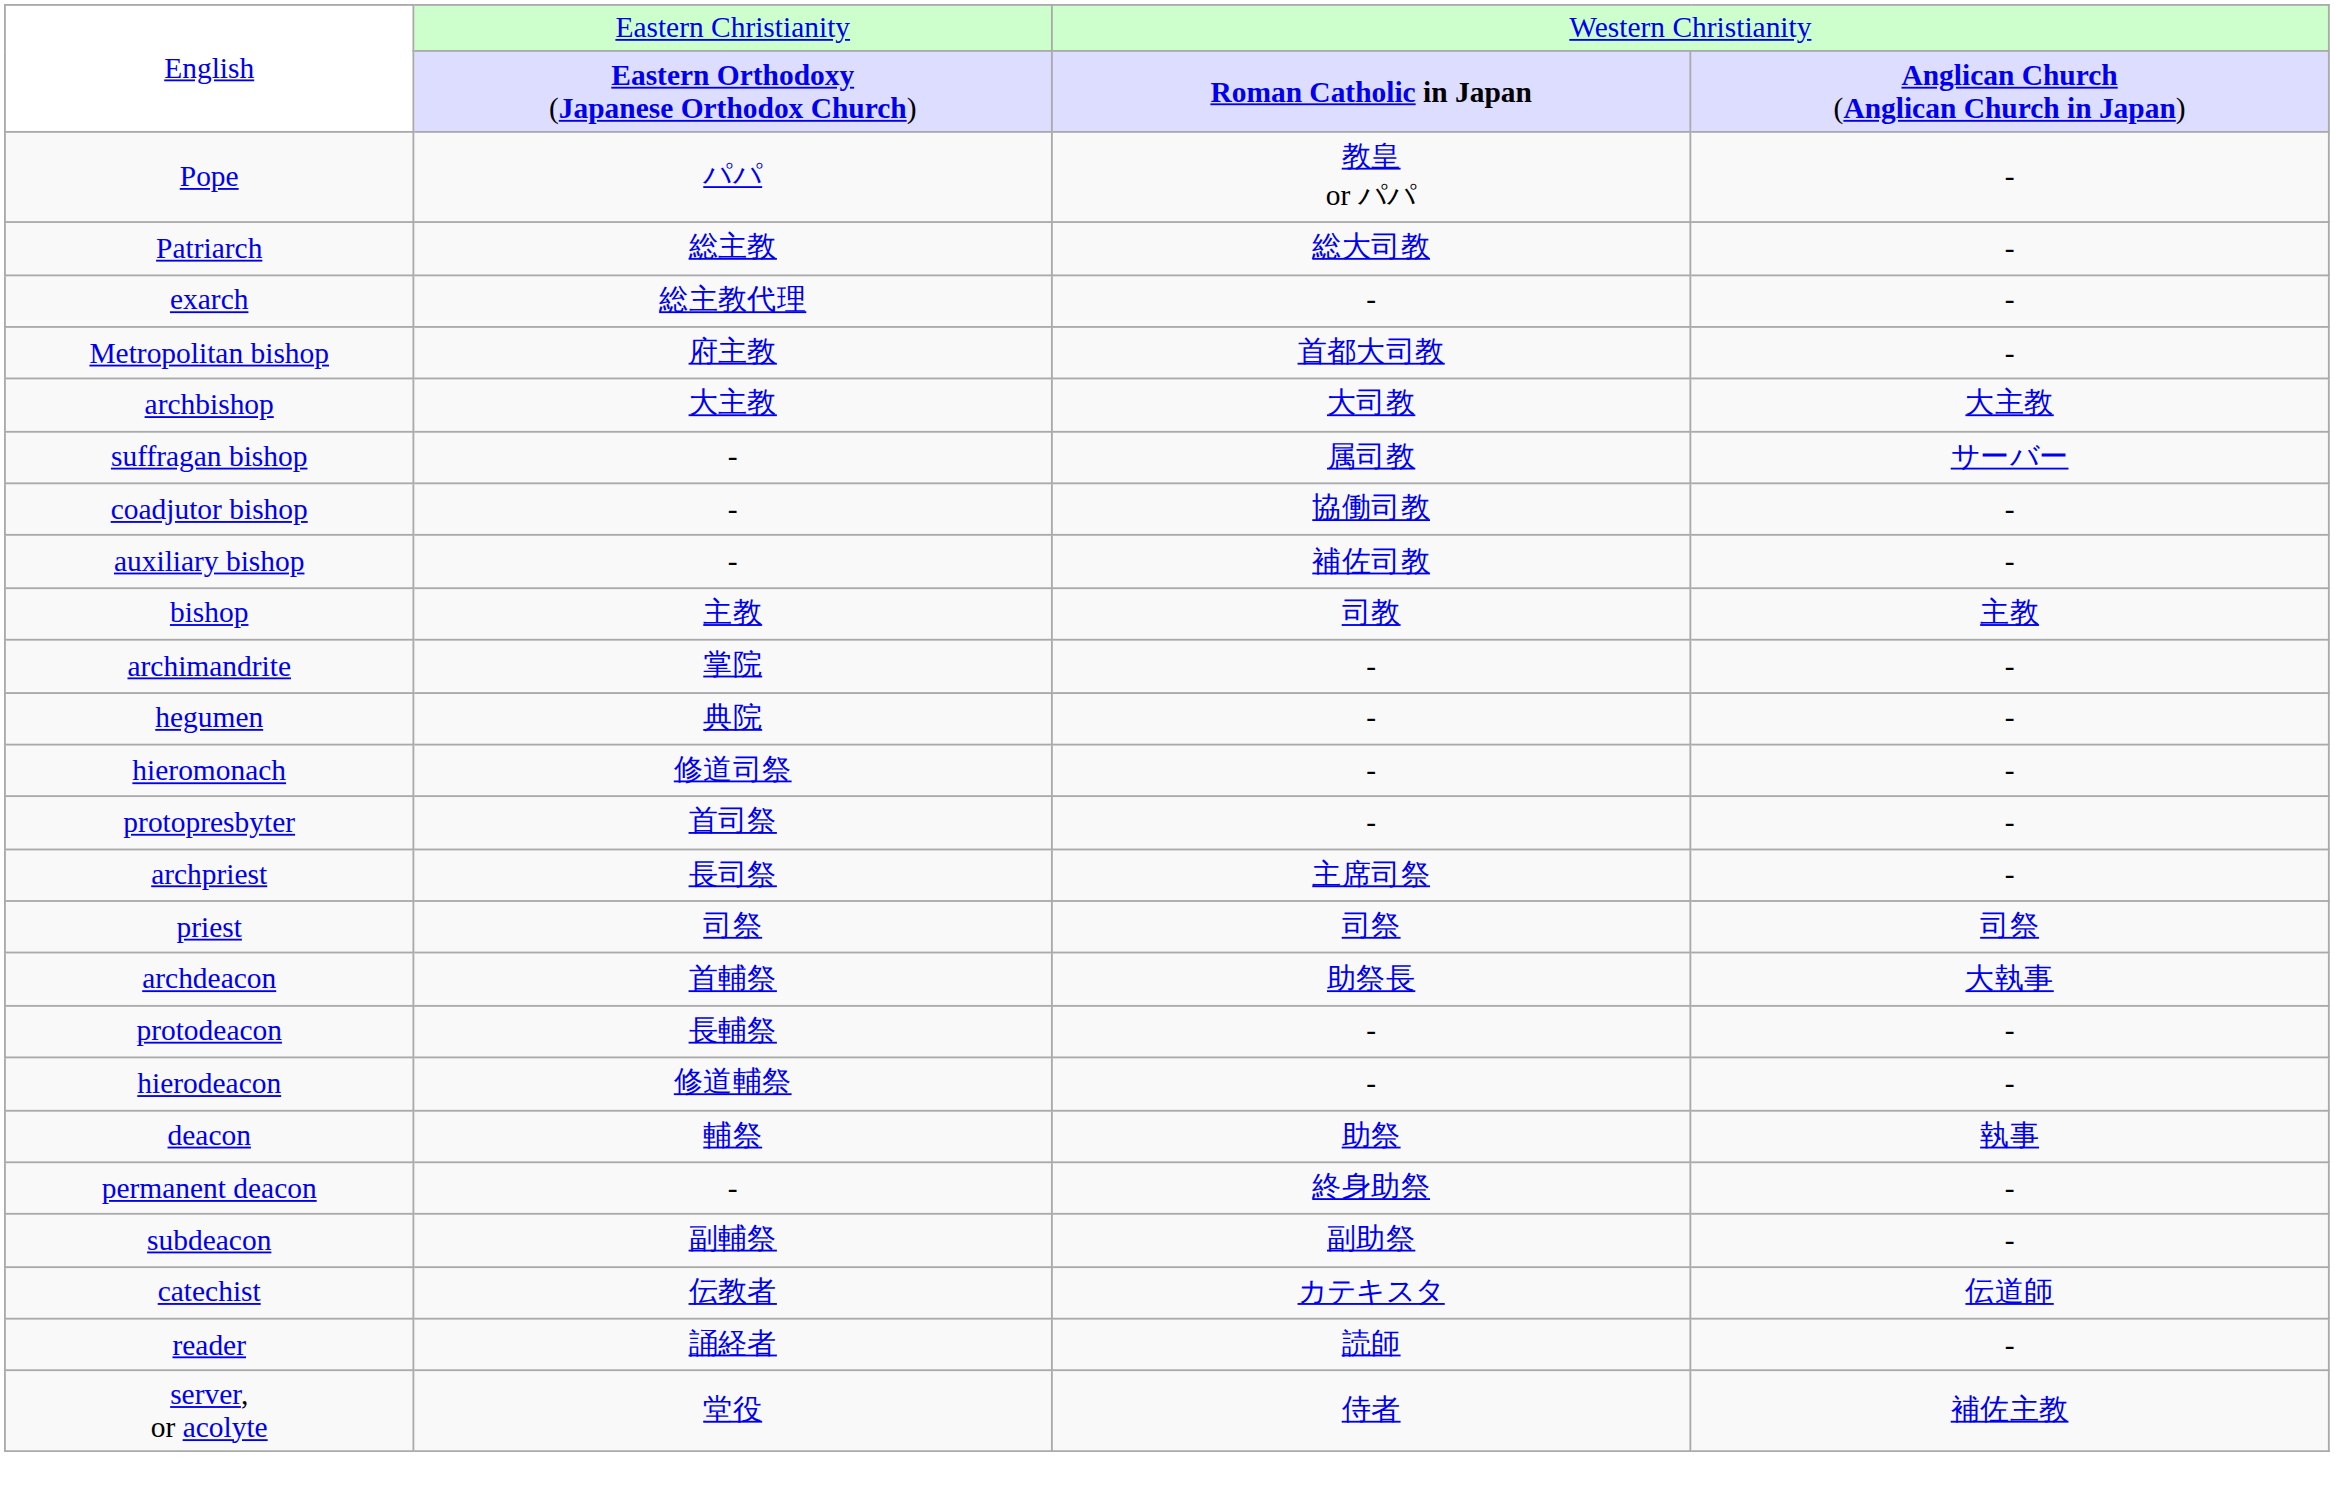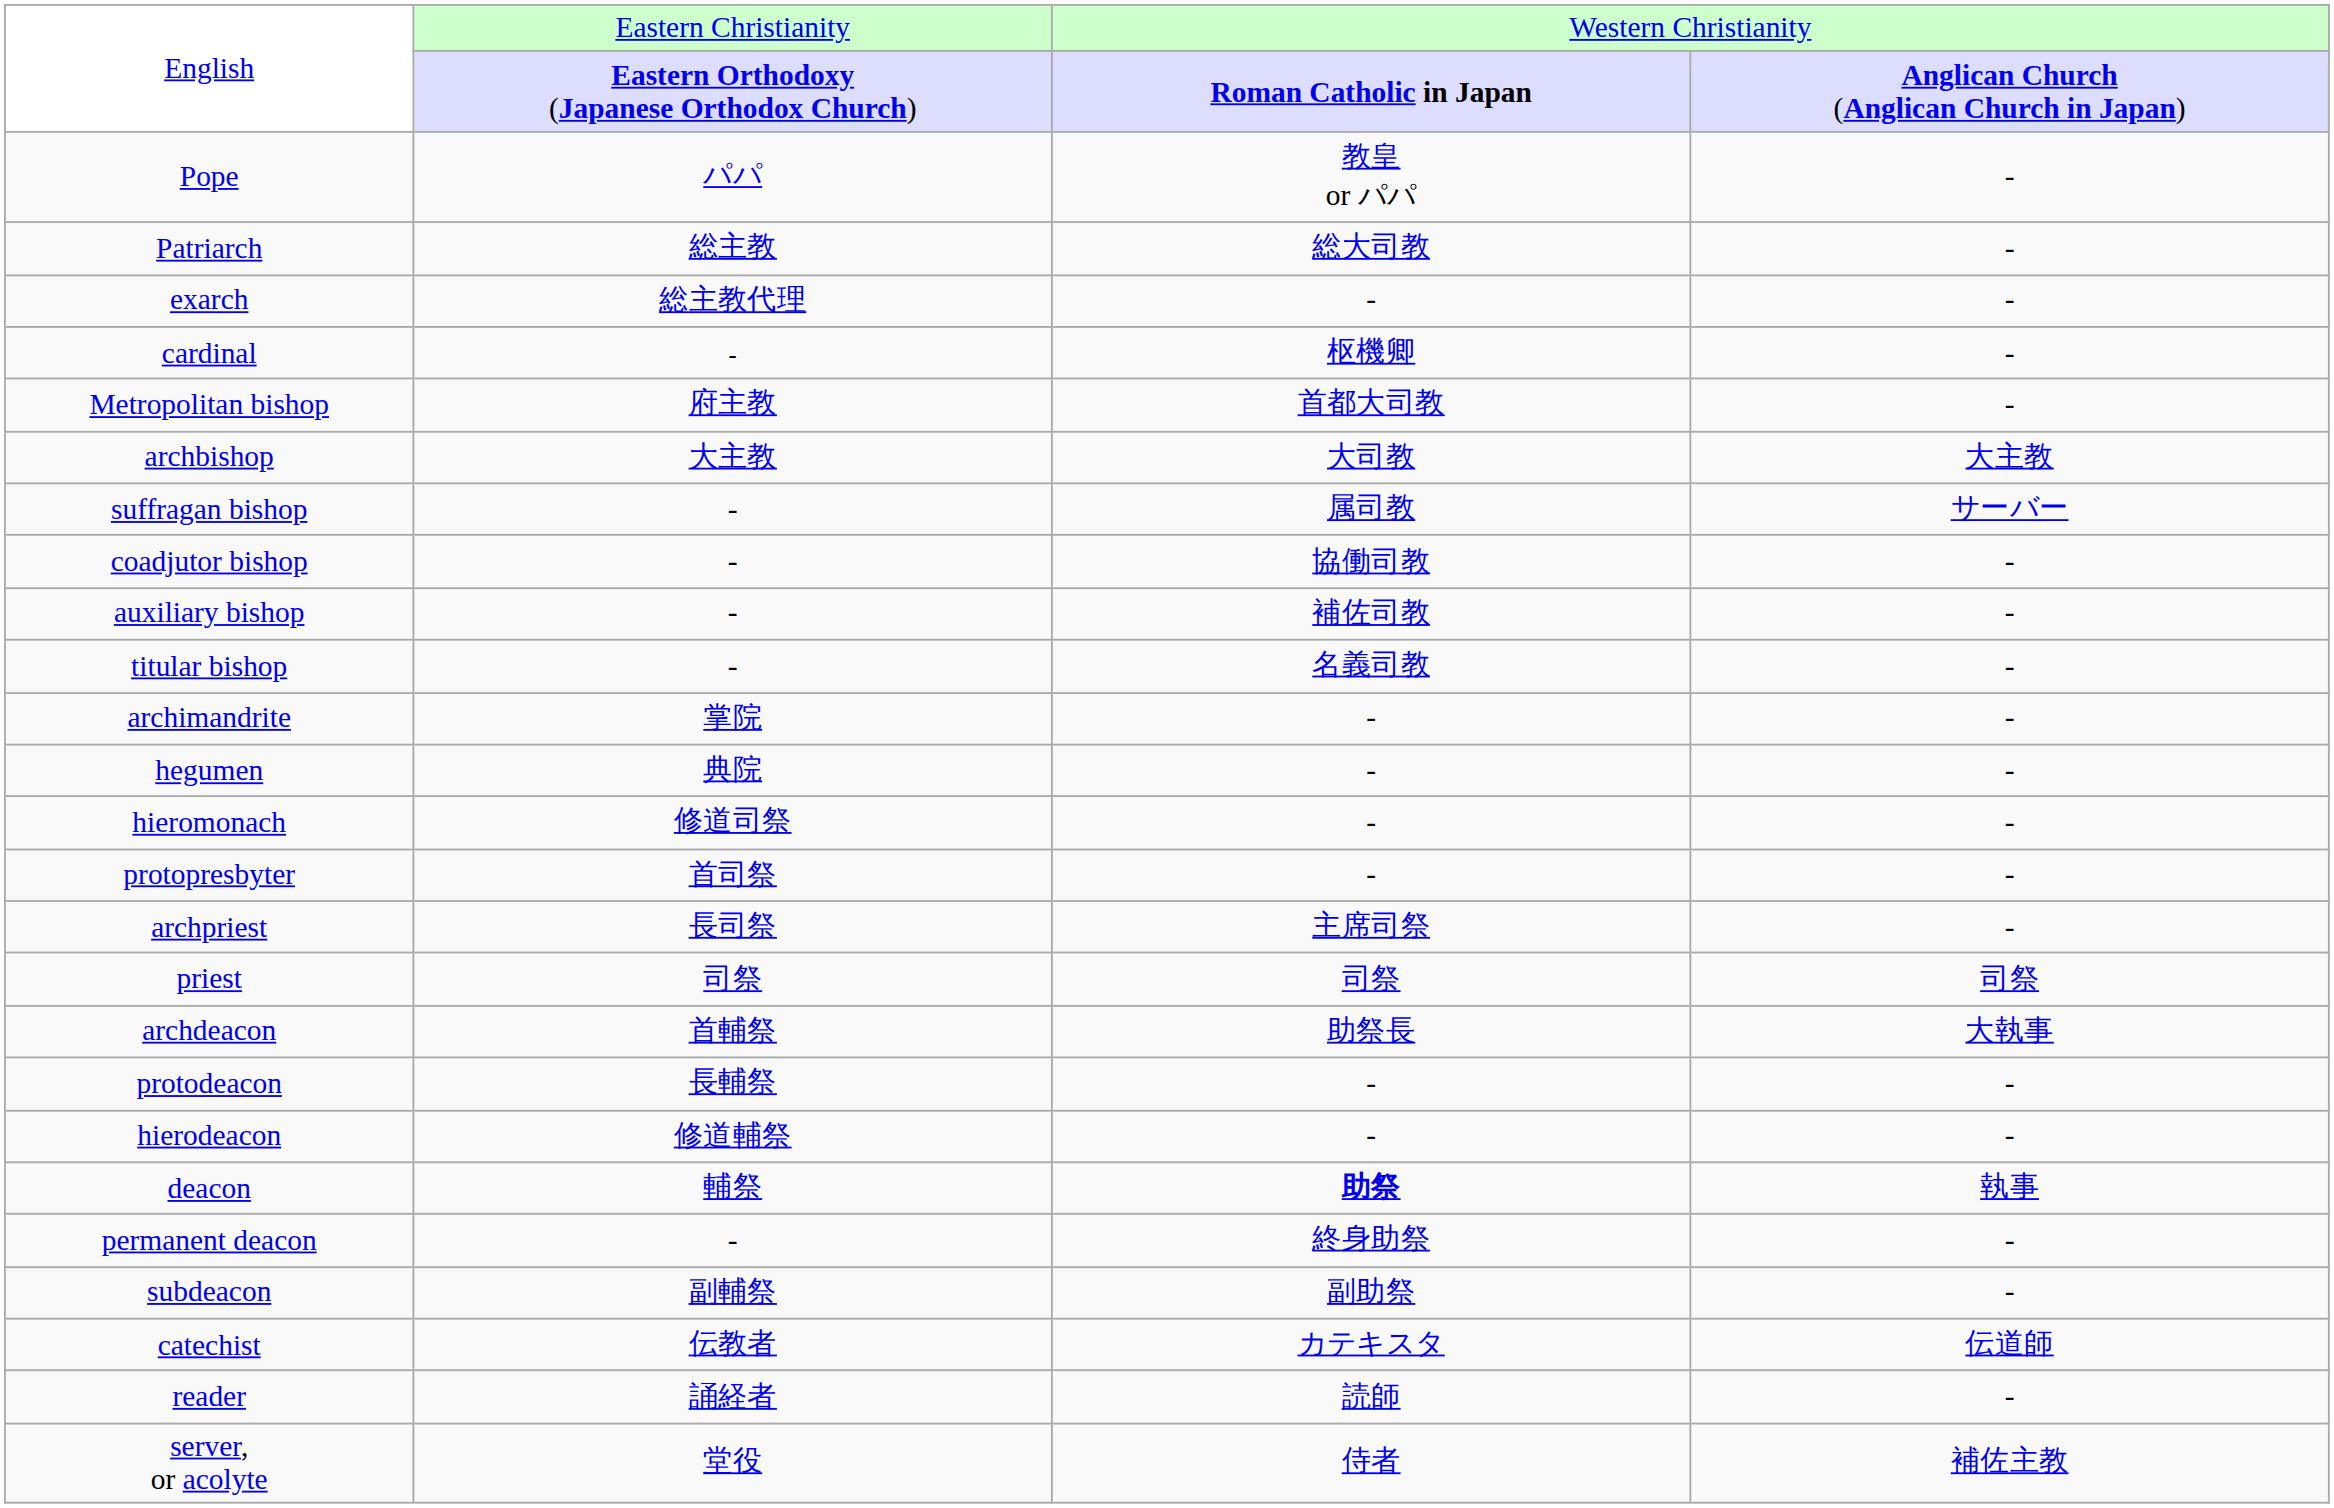+ row: (209, 352)
+ row: (209, 665)
- row: (209, 613)
(1371, 1134) normal -> (1371, 1186) bold
